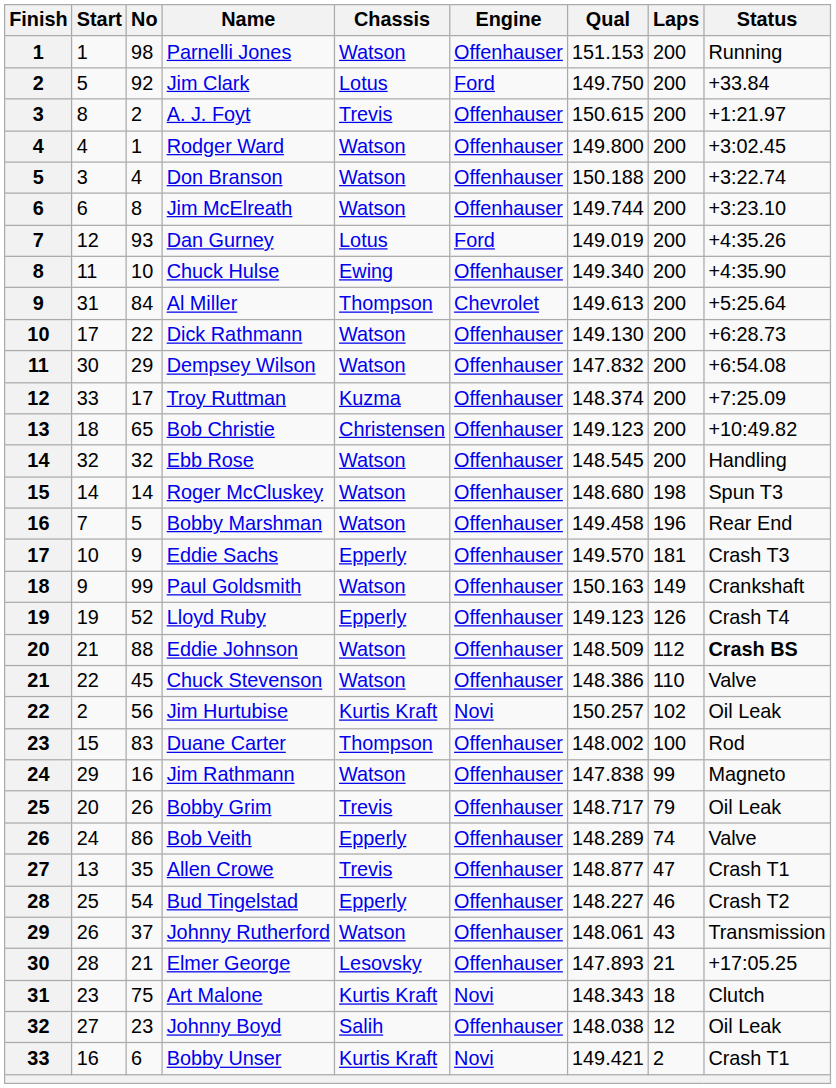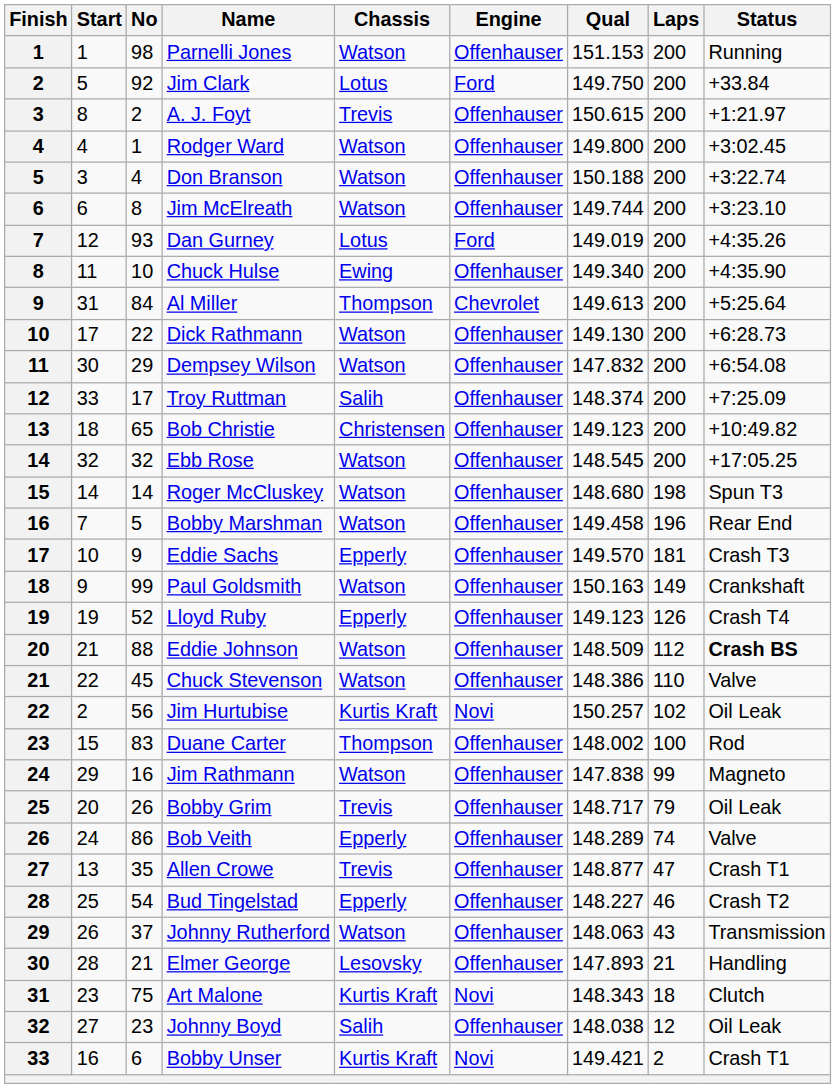(370, 397) Kuzma -> (361, 397) Salih
(748, 460) Handling -> (753, 460) +17:05.25
(608, 932) 148.061 -> (608, 932) 148.063
(753, 964) +17:05.25 -> (748, 964) Handling
